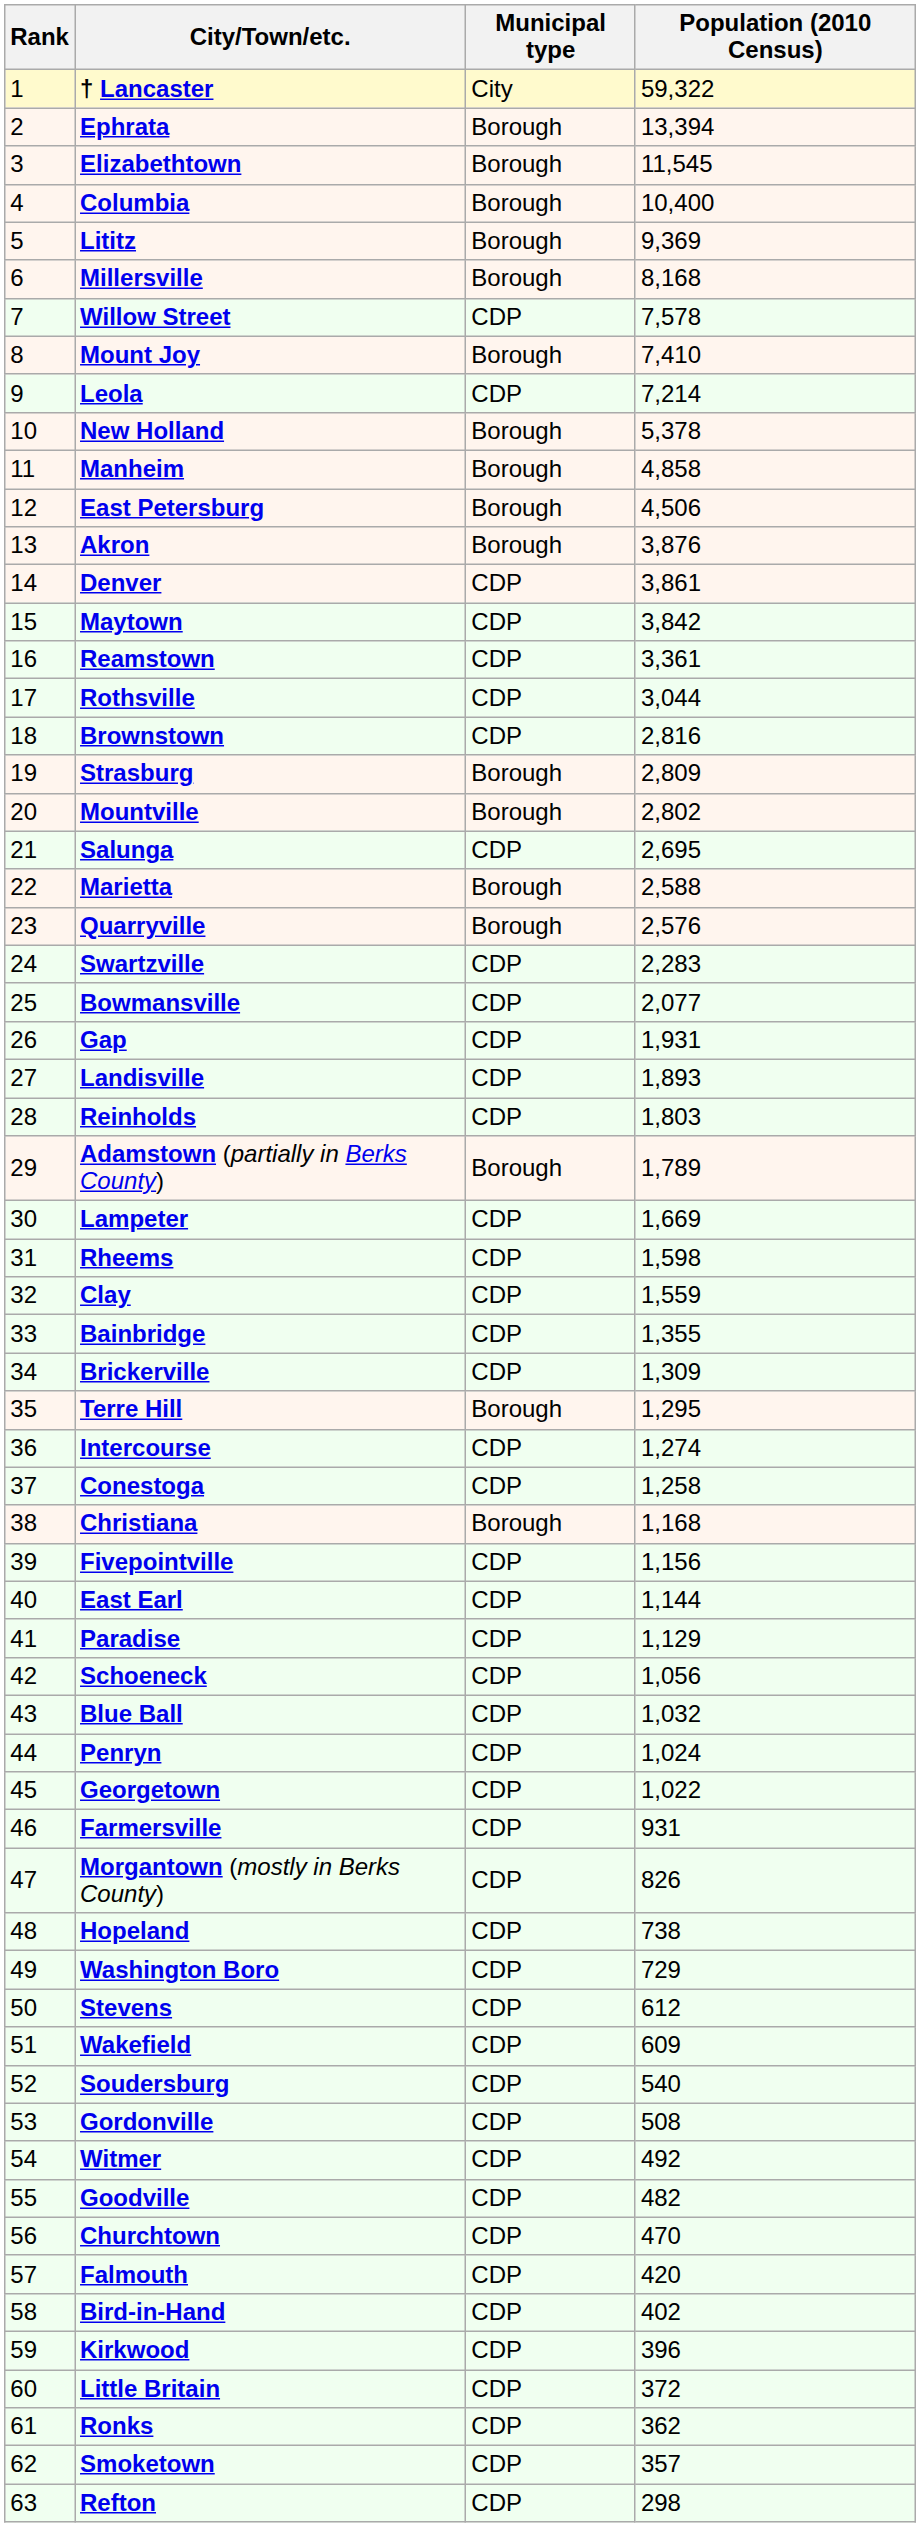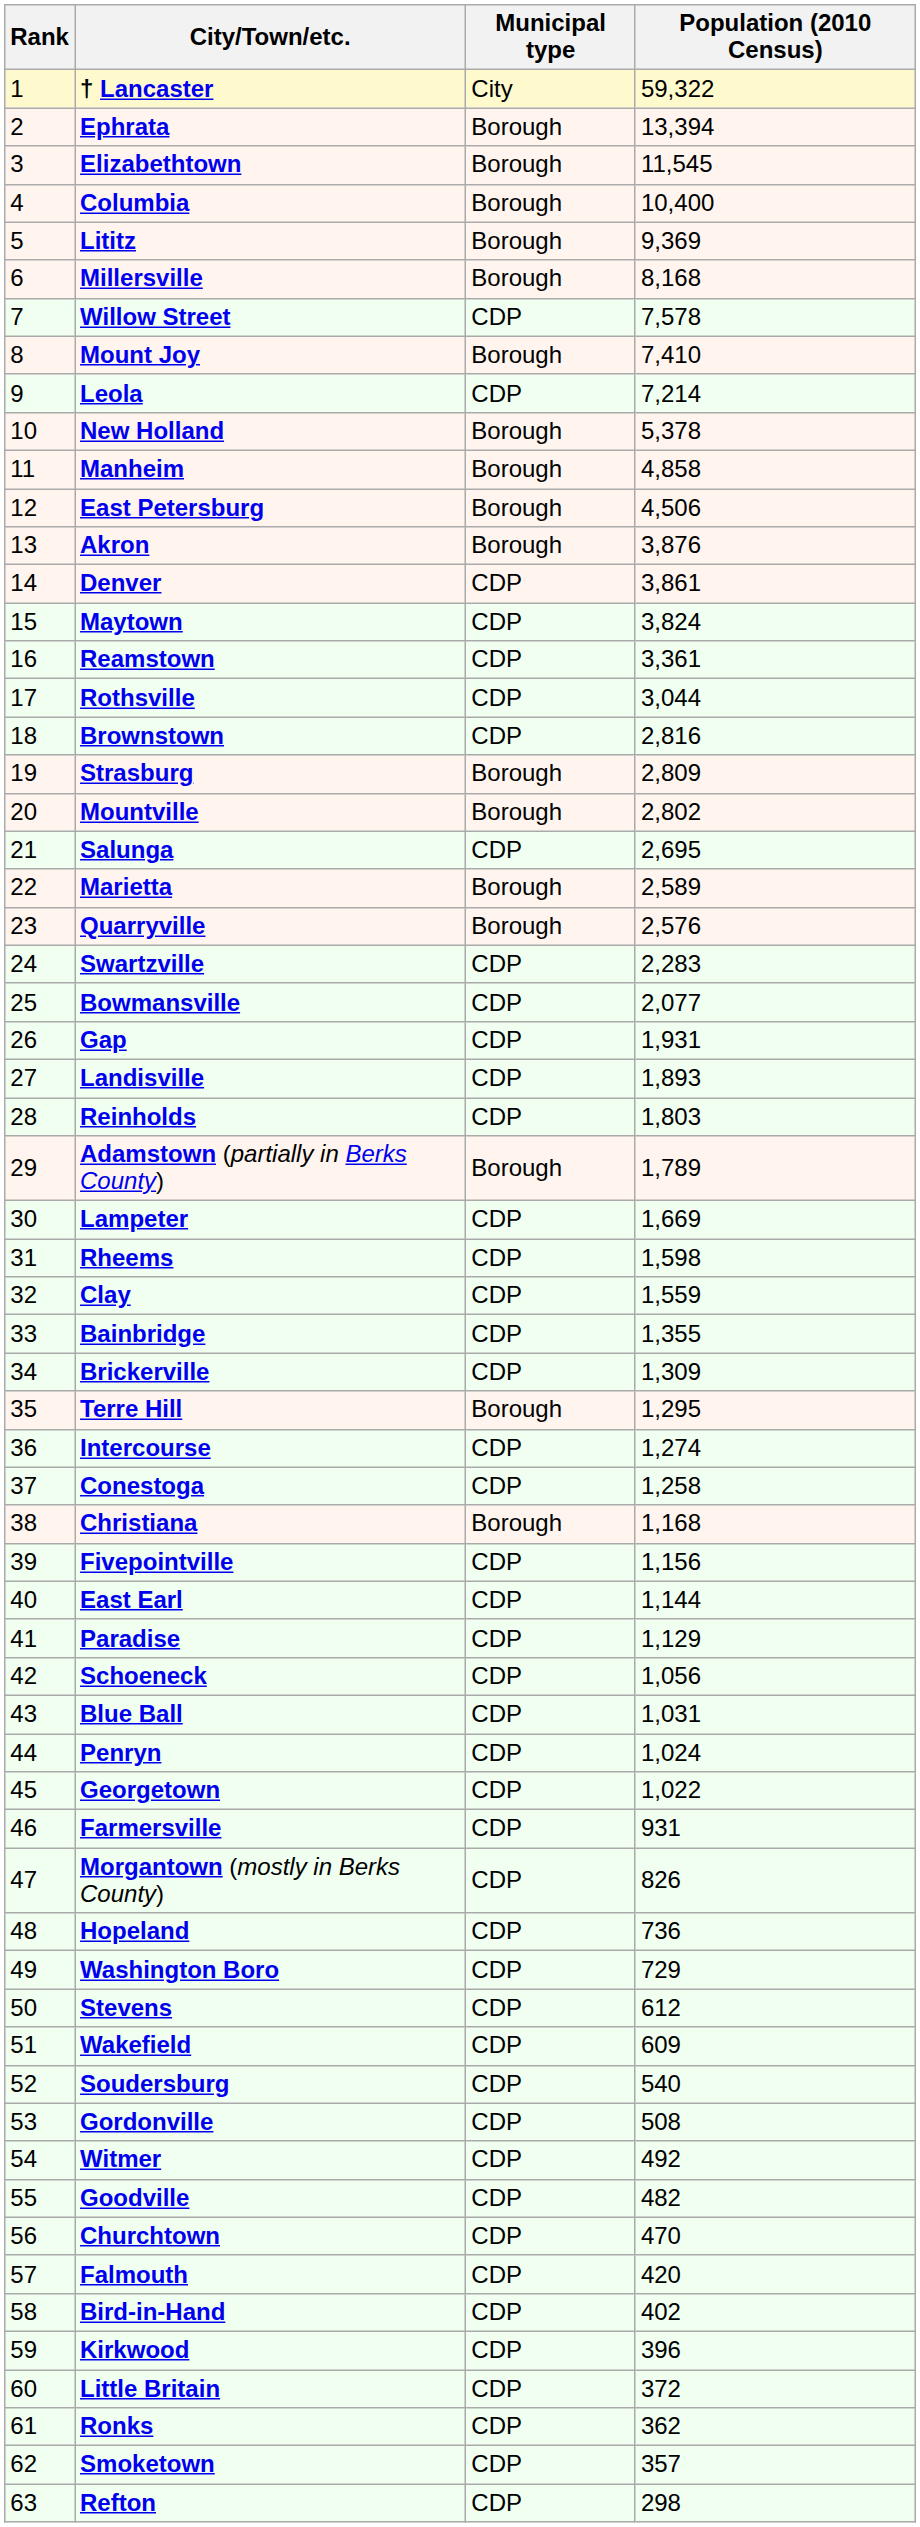(671, 621) 3,842 -> (671, 621) 3,824
(671, 887) 2,588 -> (671, 887) 2,589
(671, 1714) 1,032 -> (671, 1714) 1,031
(661, 1931) 738 -> (661, 1931) 736
